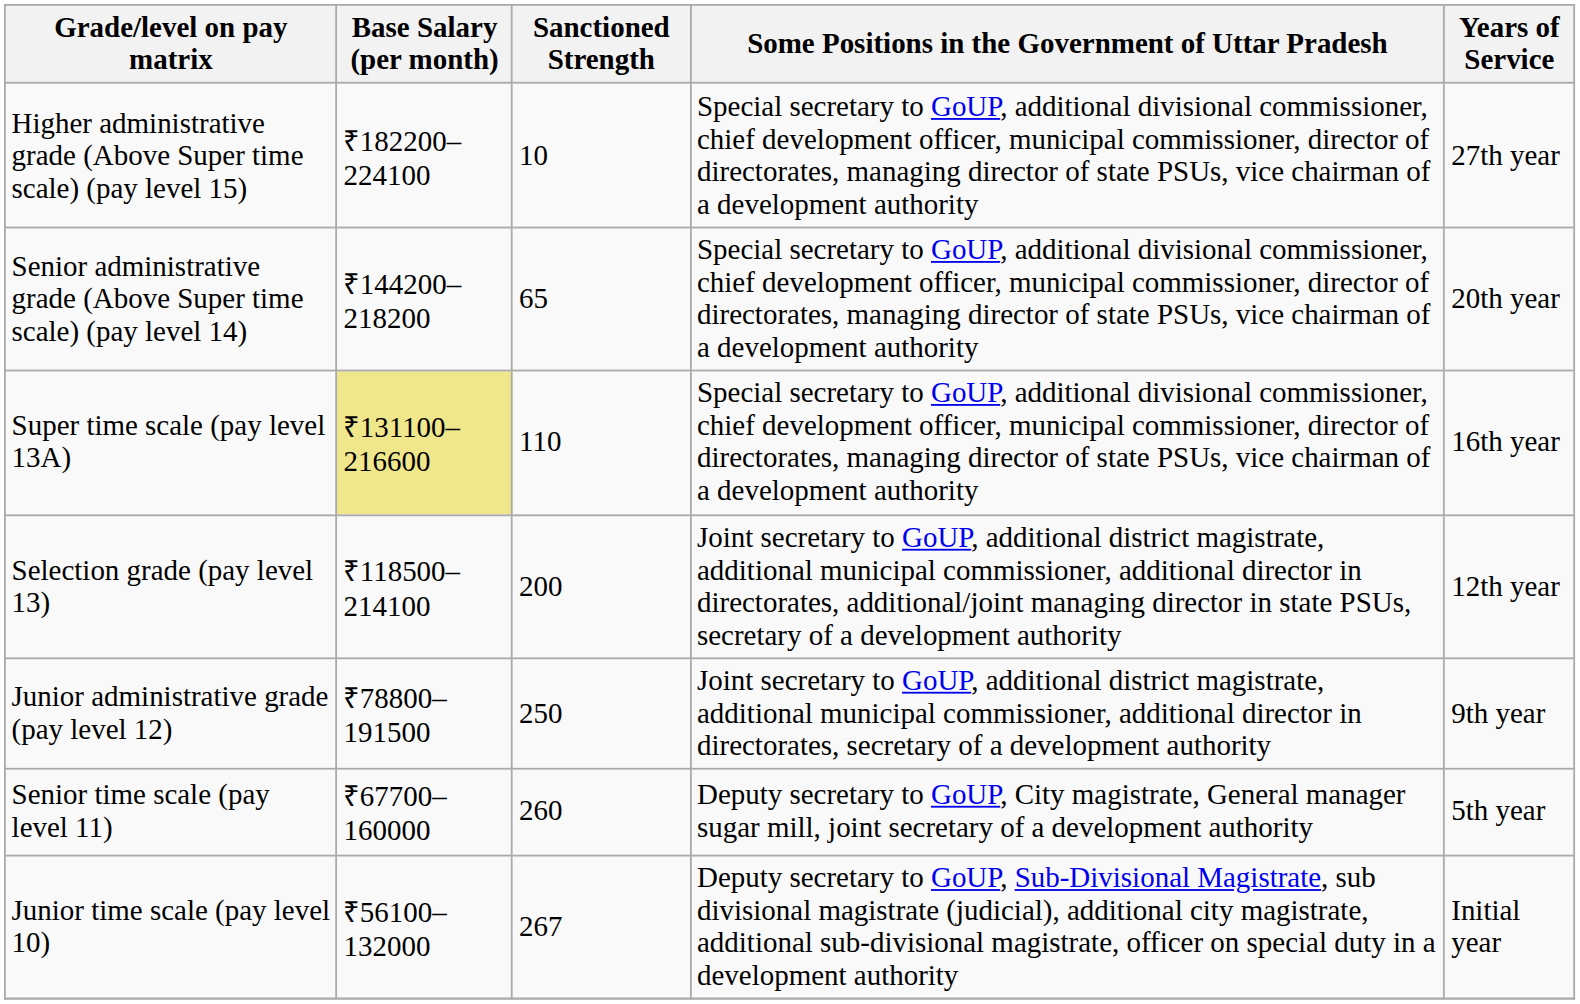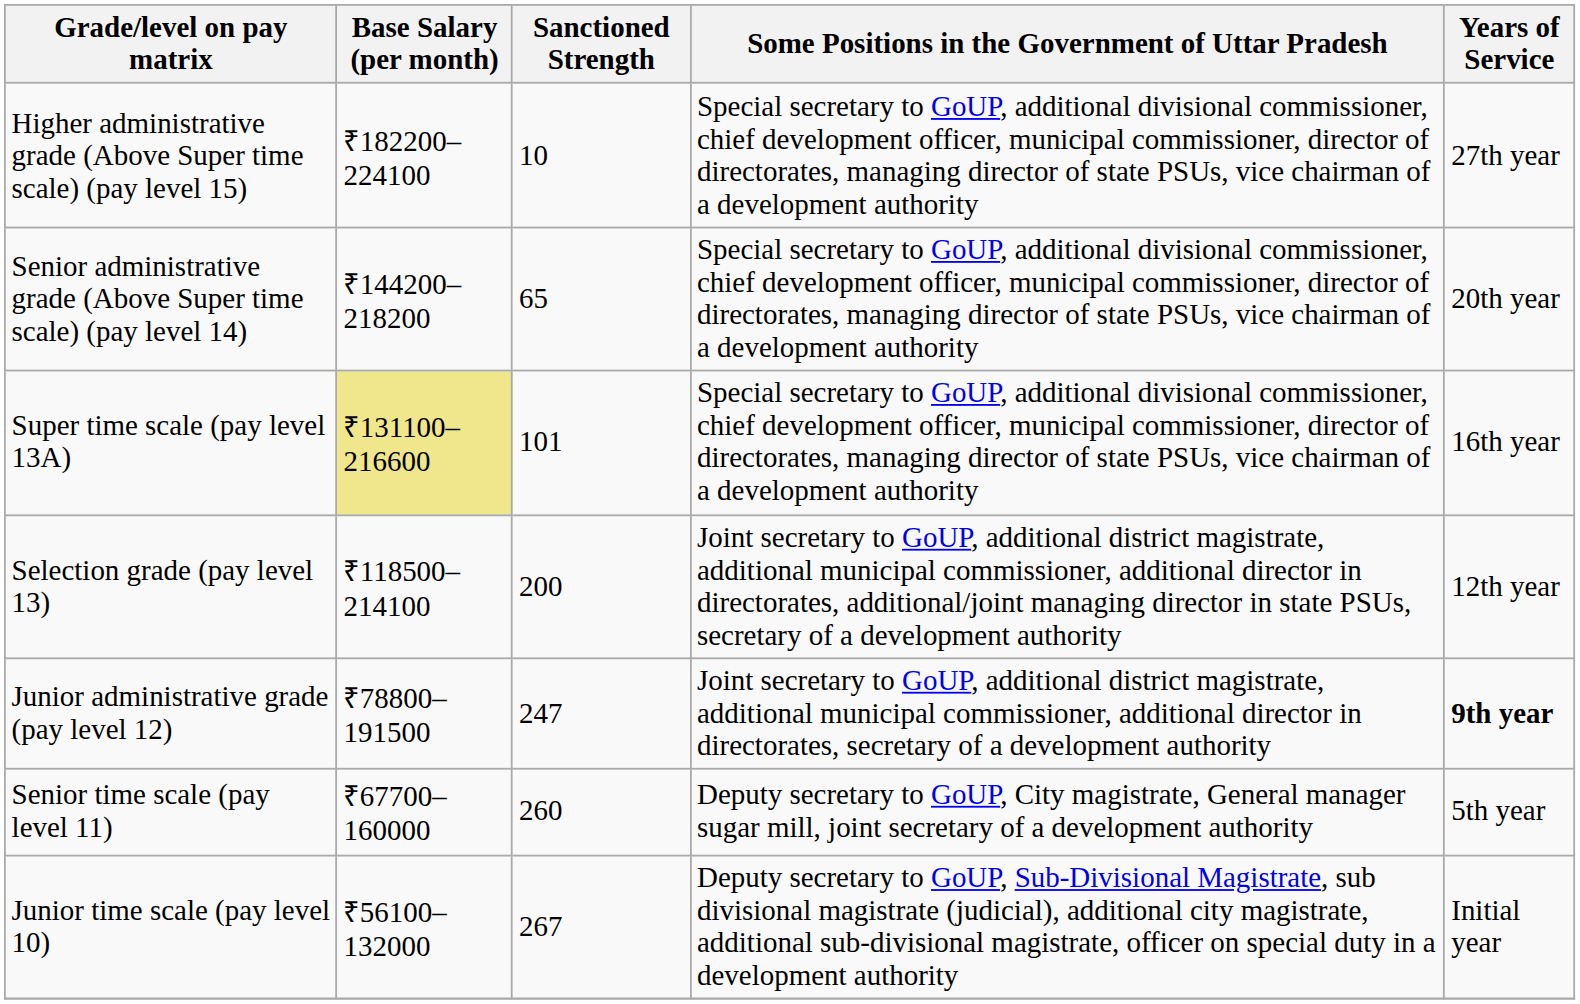(540, 442) 110 -> (541, 442) 101
(541, 713) 250 -> (541, 713) 247
(1498, 713) normal -> (1502, 713) bold
